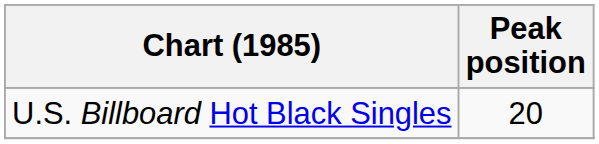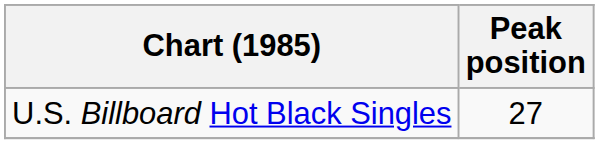(526, 112) 20 -> (526, 112) 27
